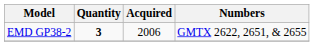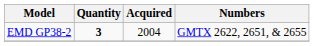(149, 31) 2006 -> (149, 31) 2004
